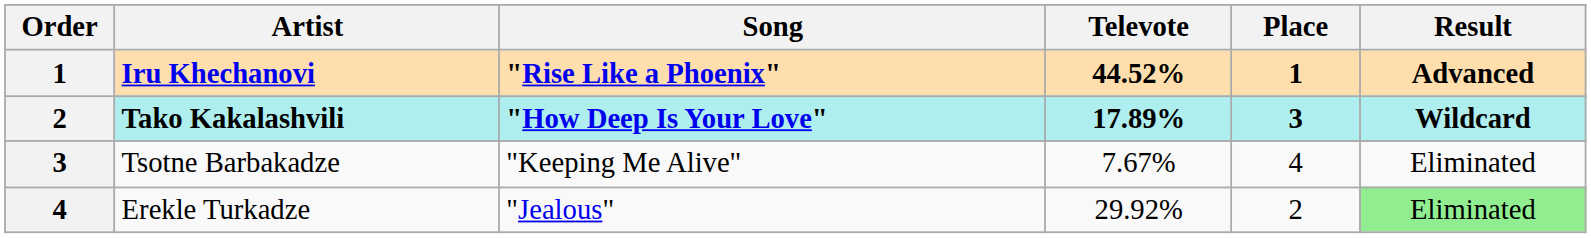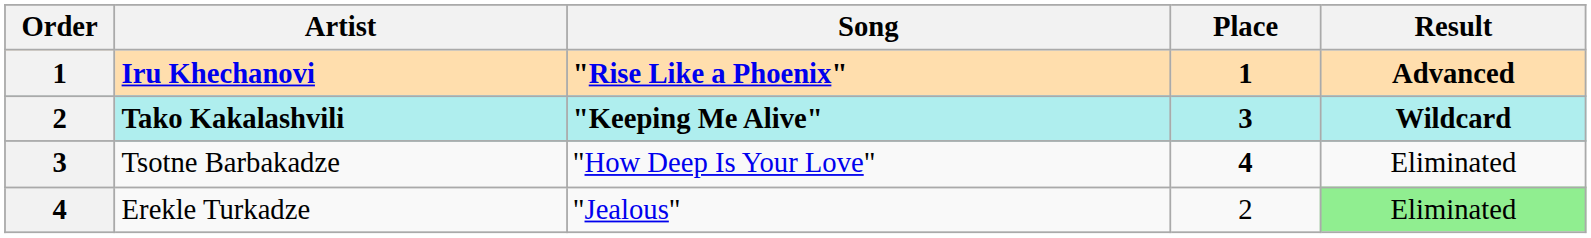- column: (1139, 27)
(667, 118) "How Deep Is Your Love" -> (698, 118) "Keeping Me Alive"
(624, 163) "Keeping Me Alive" -> (724, 163) "How Deep Is Your Love"
(1296, 163) normal -> (1245, 163) bold
